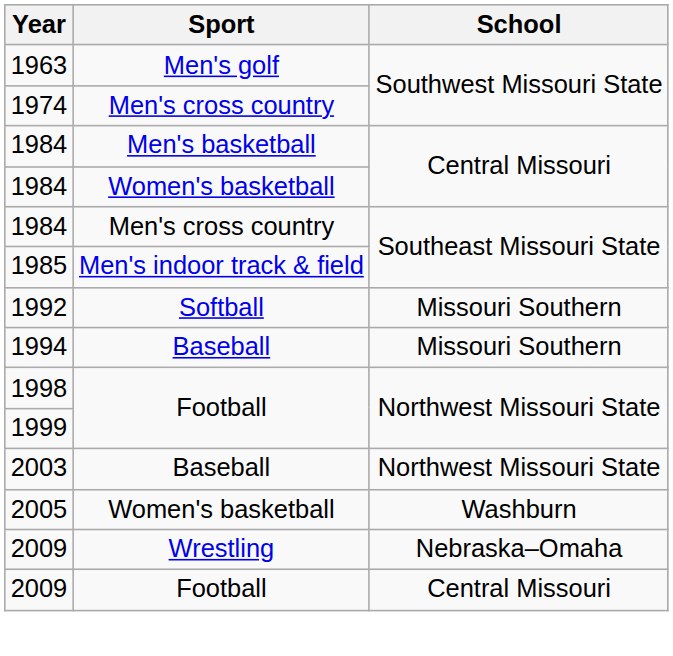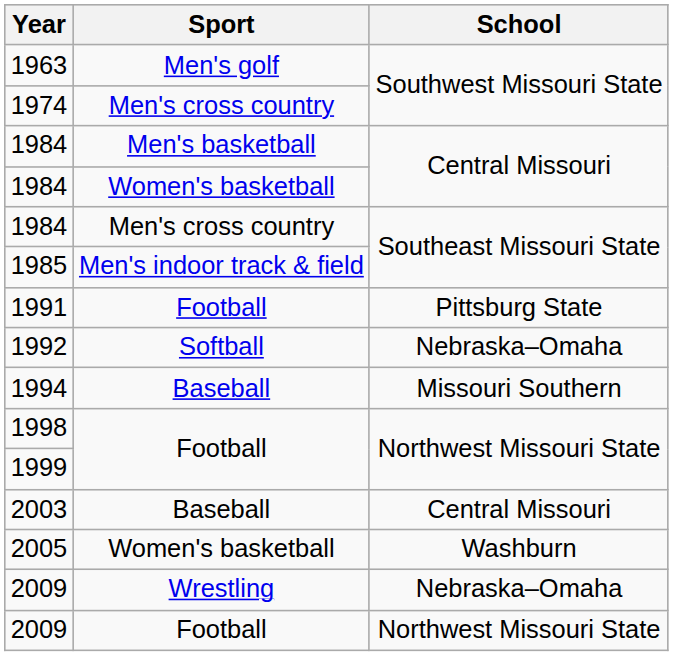+ row: (39, 307)
(519, 307) Missouri Southern -> (519, 347) Nebraska–Omaha
(519, 468) Northwest Missouri State -> (519, 508) Central Missouri
(519, 589) Central Missouri -> (519, 629) Northwest Missouri State
